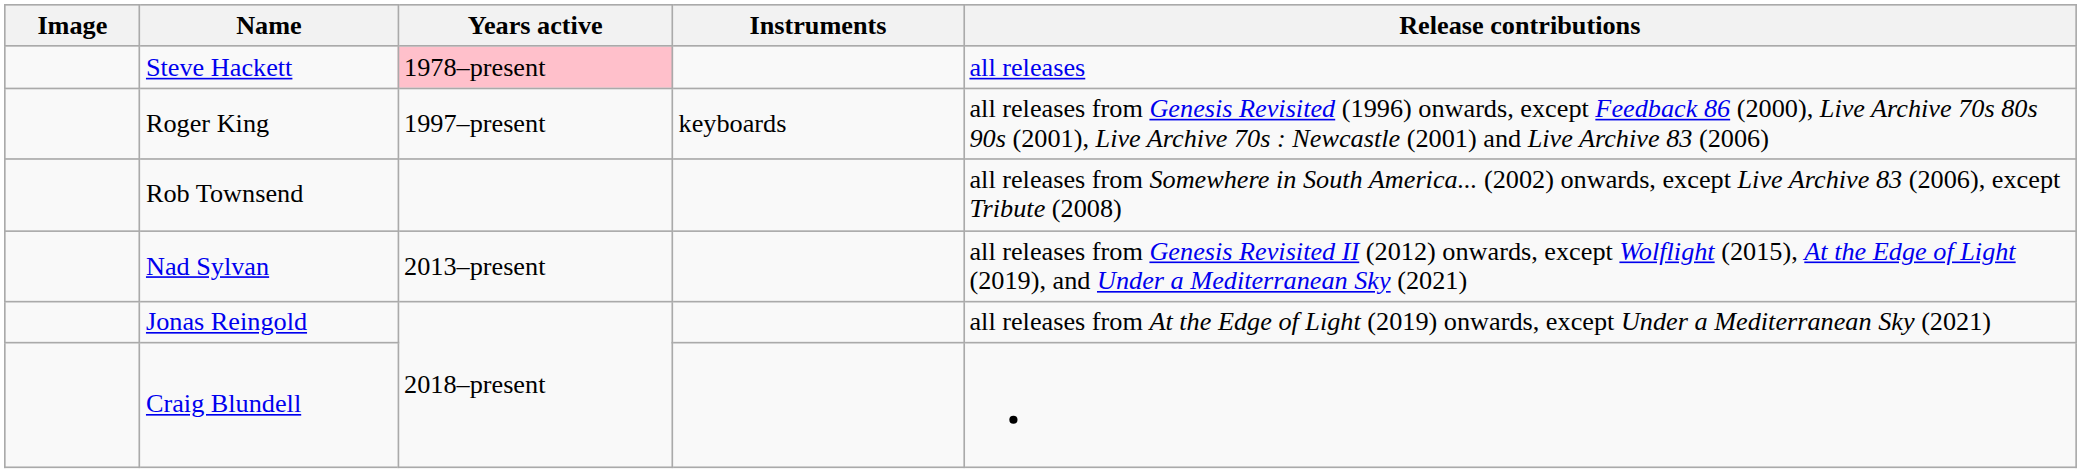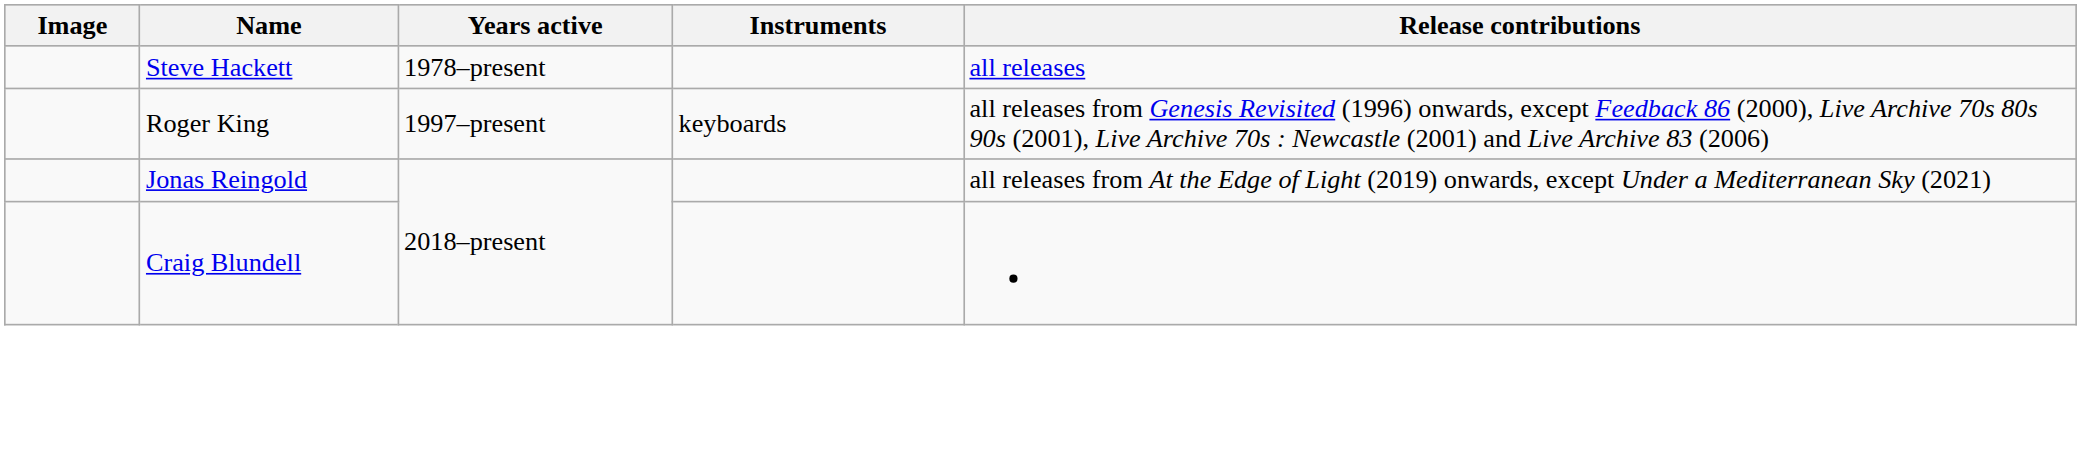(475, 66) pink background -> (475, 66) no background
- row: (225, 194)
- row: (208, 265)
